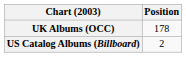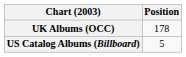(162, 44) 2 -> (162, 44) 5
